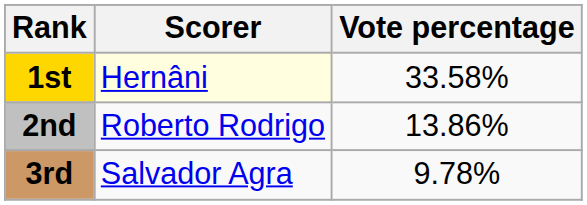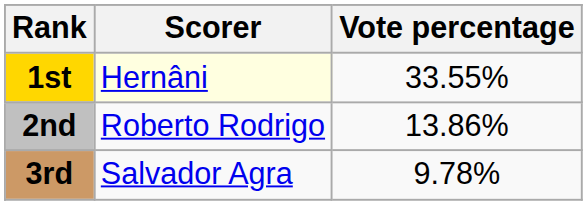(457, 77) 33.58% -> (457, 77) 33.55%
